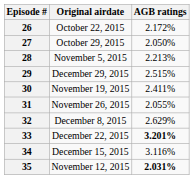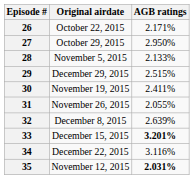(160, 27) 2.172% -> (160, 27) 2.171%
(160, 43) 2.050% -> (160, 43) 2.950%
(160, 58) 2.213% -> (160, 58) 2.133%
(160, 120) 2.629% -> (160, 120) 2.639%
(90, 136) December 22, 2015 -> (90, 136) December 15, 2015
(90, 151) December 15, 2015 -> (90, 151) December 22, 2015
